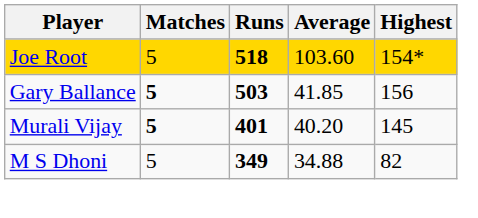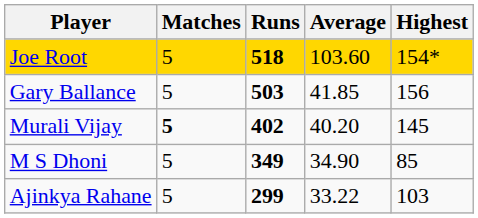(151, 91) bold -> (167, 91) normal
(251, 126) 401 -> (267, 126) 402
(319, 160) 34.88 -> (334, 160) 34.90
(391, 160) 82 -> (407, 160) 85
+ row: (81, 195)
